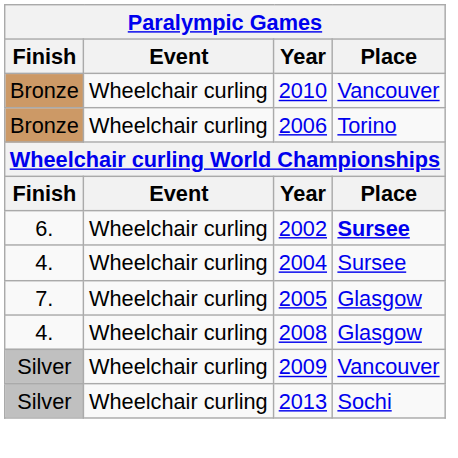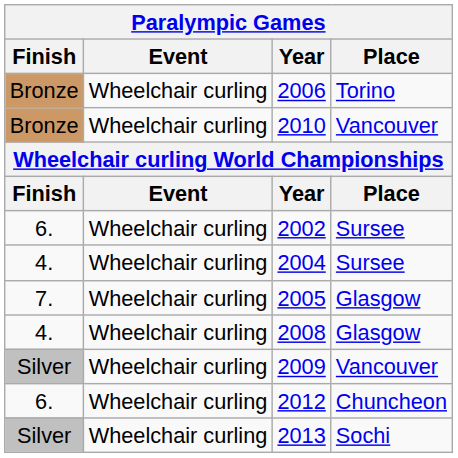rows swapped: (303, 125) <-> (303, 91)
(374, 229) bold -> (370, 229) normal
+ row: (302, 401)
